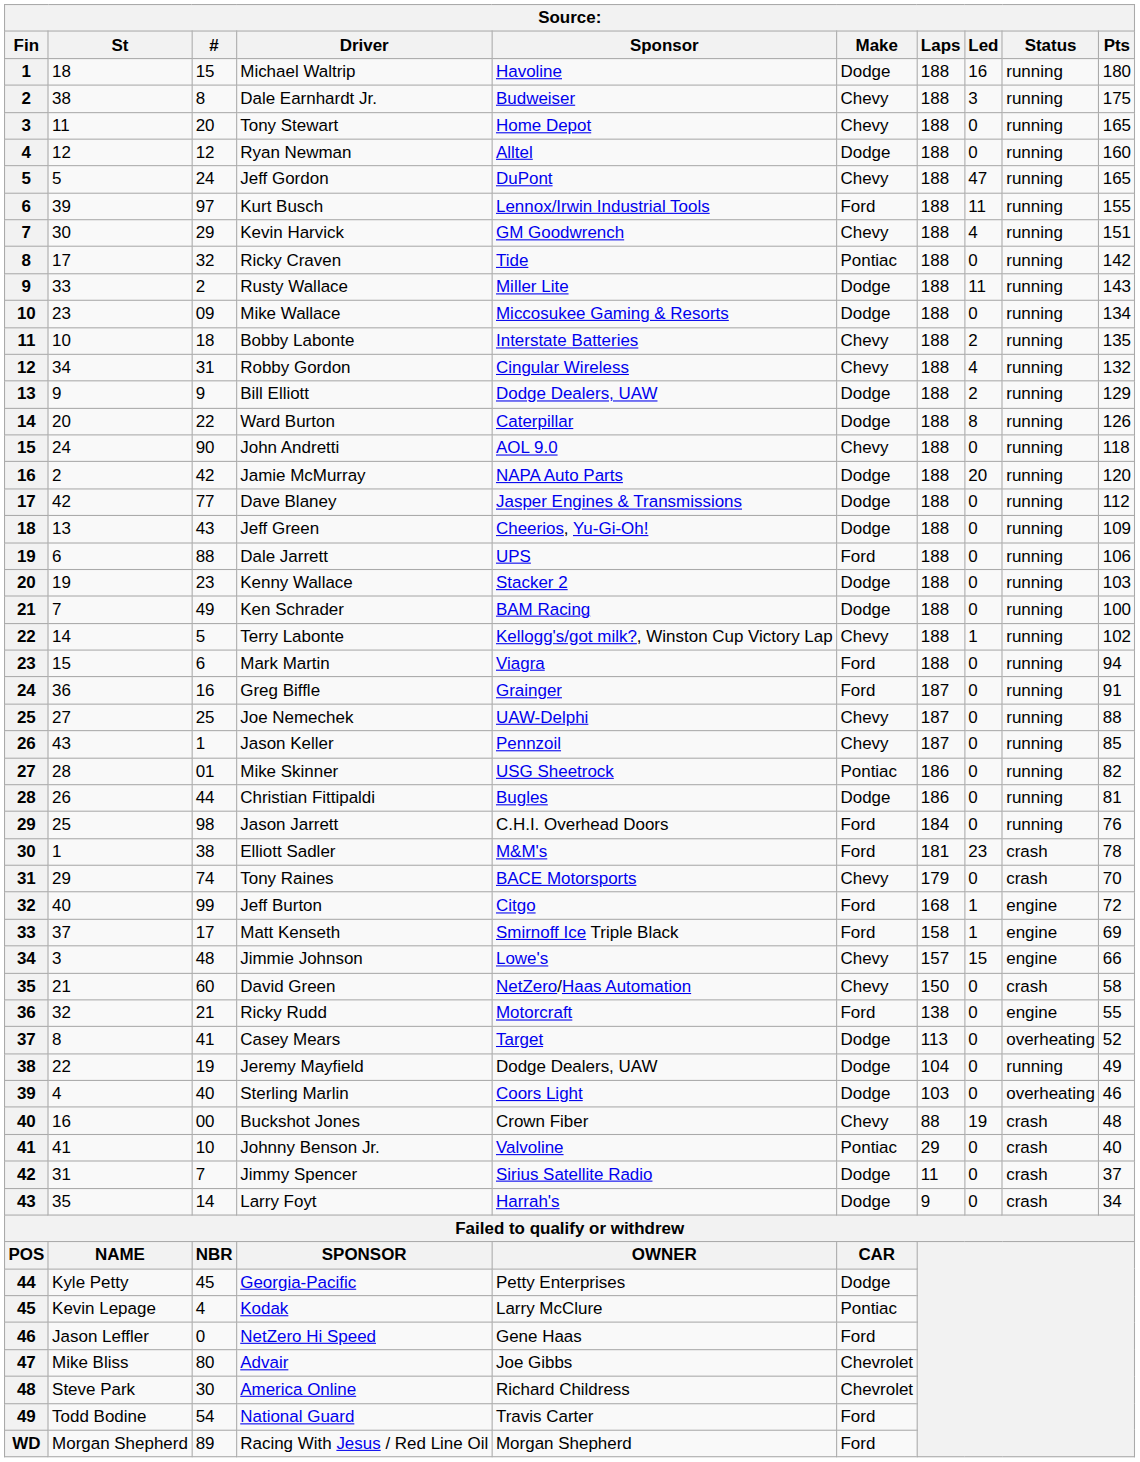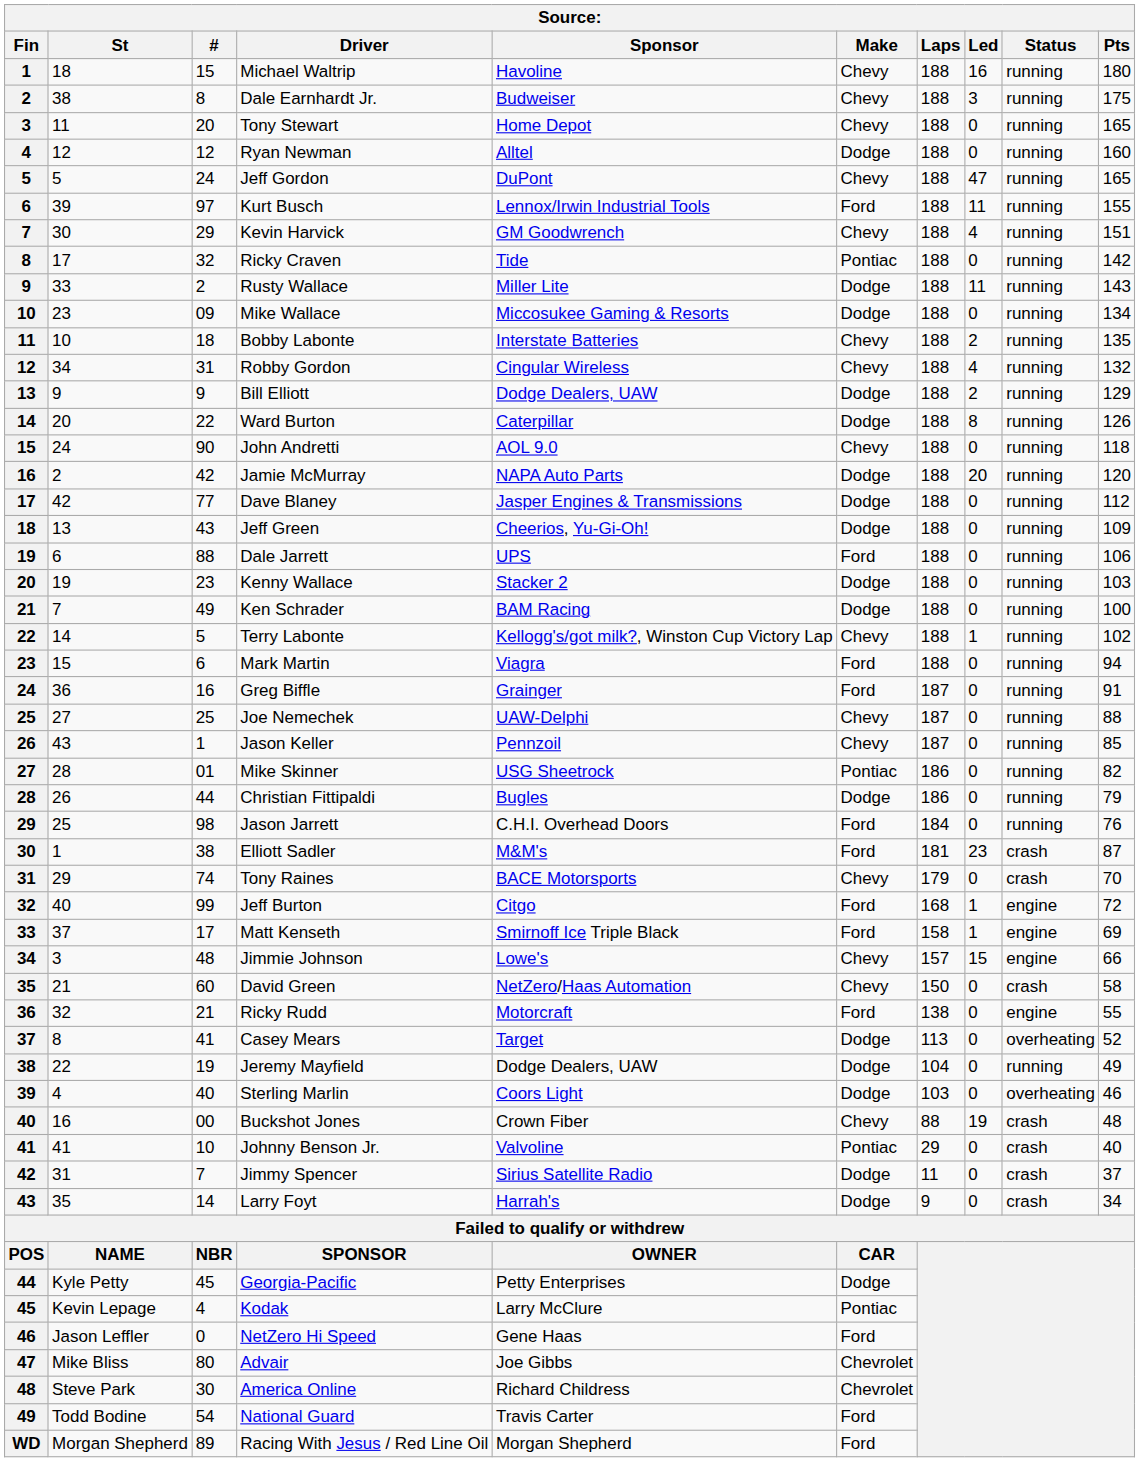(865, 71) Dodge -> (864, 71) Chevy
(1112, 797) 81 -> (1112, 797) 79
(1112, 851) 78 -> (1112, 851) 87
